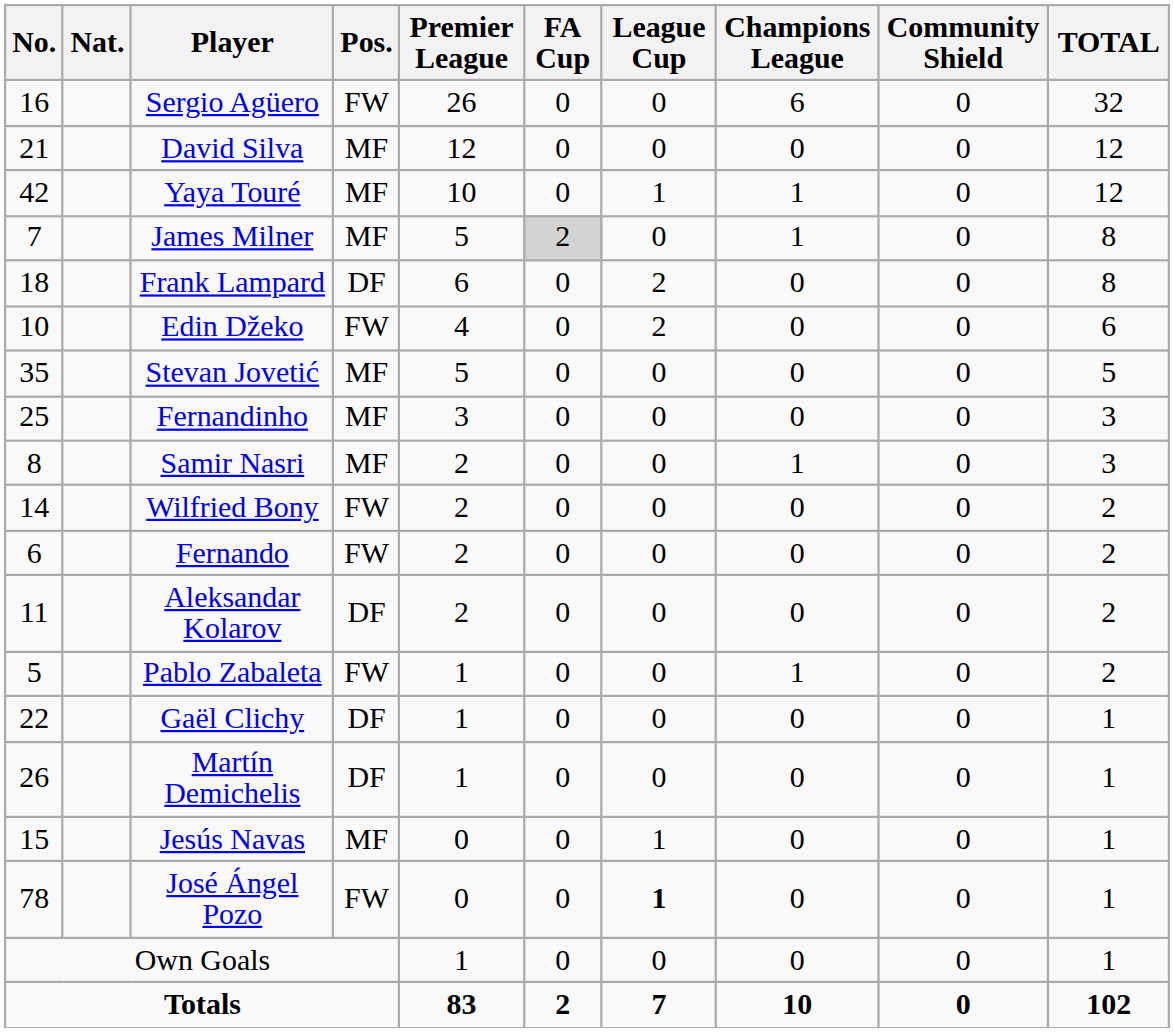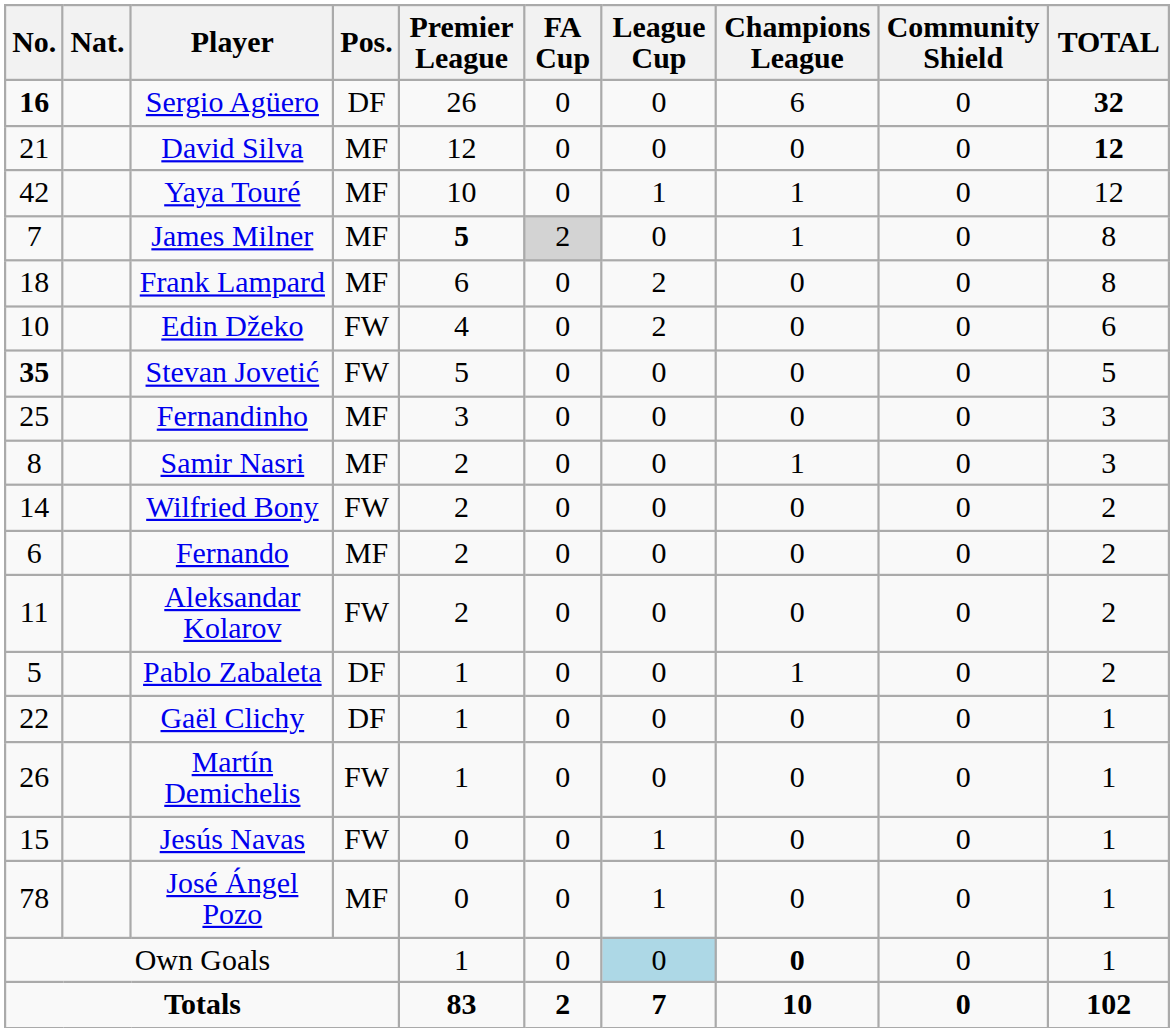(34, 102) normal -> (34, 102) bold
(367, 102) FW -> (367, 102) DF
(1109, 102) normal -> (1109, 102) bold
(1109, 147) normal -> (1109, 147) bold
(462, 237) normal -> (462, 237) bold
(367, 282) DF -> (367, 282) MF
(34, 372) normal -> (34, 372) bold
(367, 372) MF -> (367, 372) FW
(367, 551) FW -> (367, 551) MF
(367, 612) DF -> (367, 612) FW
(367, 672) FW -> (367, 672) DF
(367, 778) DF -> (367, 778) FW
(367, 838) MF -> (367, 838) FW
(367, 898) FW -> (367, 898) MF
(659, 898) bold -> (659, 898) normal
(659, 959) no background -> (659, 959) lightblue background
(797, 959) normal -> (797, 959) bold
